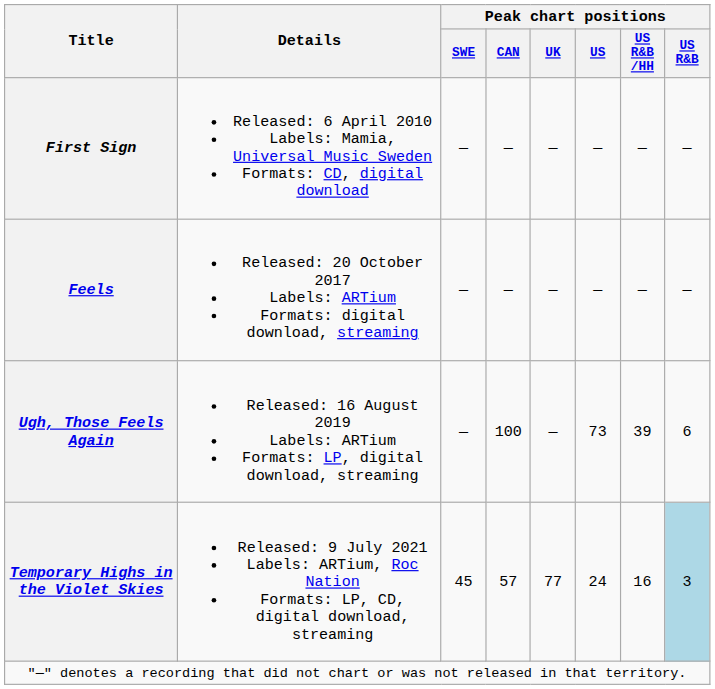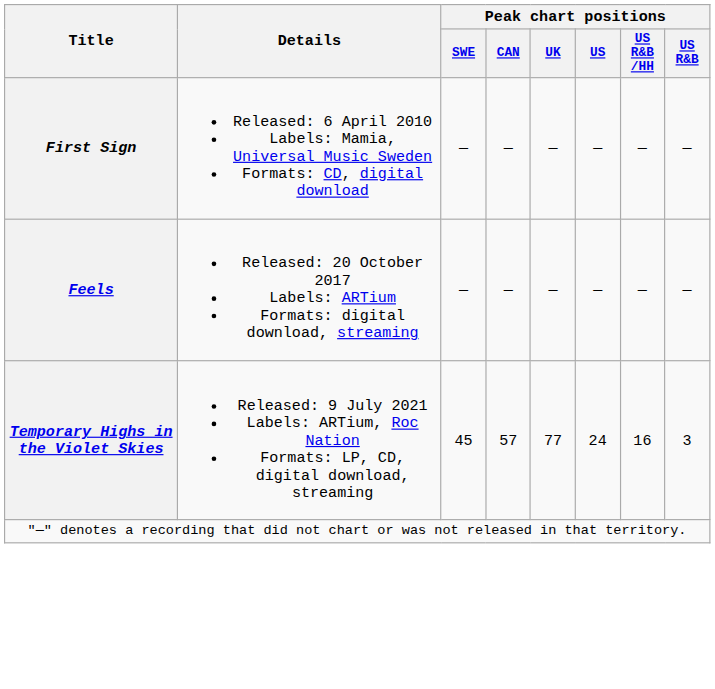- row: (91, 432)
(687, 582) lightblue background -> (687, 440) no background
